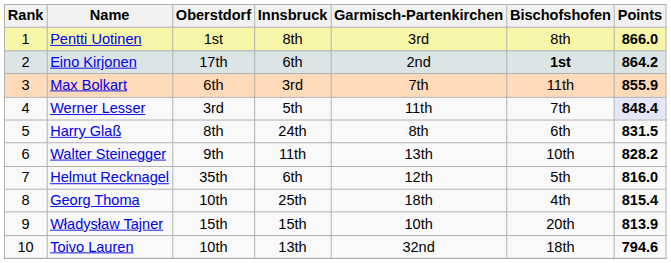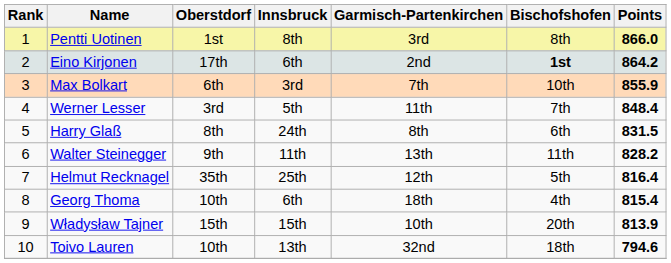(560, 85) 11th -> (560, 85) 10th
(640, 108) lavender background -> (640, 108) no background
(560, 154) 10th -> (560, 154) 11th
(293, 177) 6th -> (293, 177) 25th
(640, 177) 816.0 -> (640, 177) 816.4
(293, 200) 25th -> (293, 200) 6th
